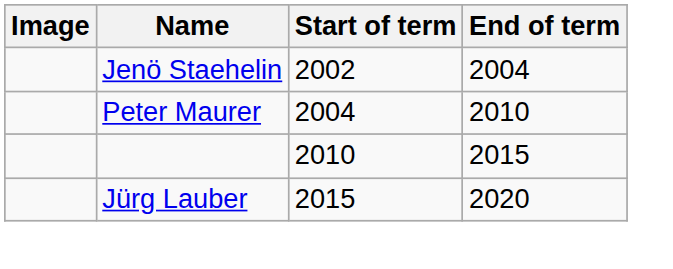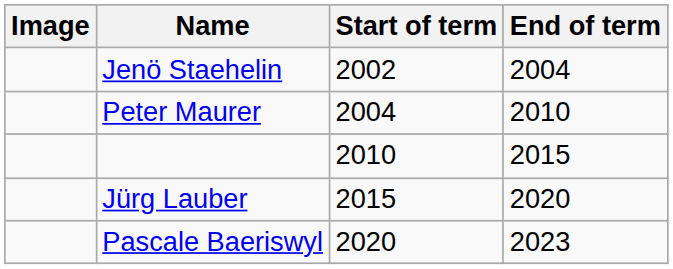+ row: (213, 241)
